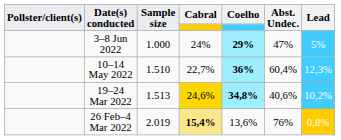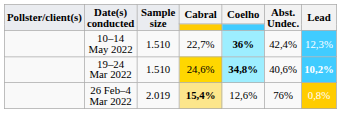- row: (111, 44)
(283, 70) 60,4% -> (283, 44) 42,4%
(158, 96) 1.513 -> (158, 70) 1.510
(318, 96) normal -> (319, 70) bold
(243, 122) 13,6% -> (243, 96) 12,6%
